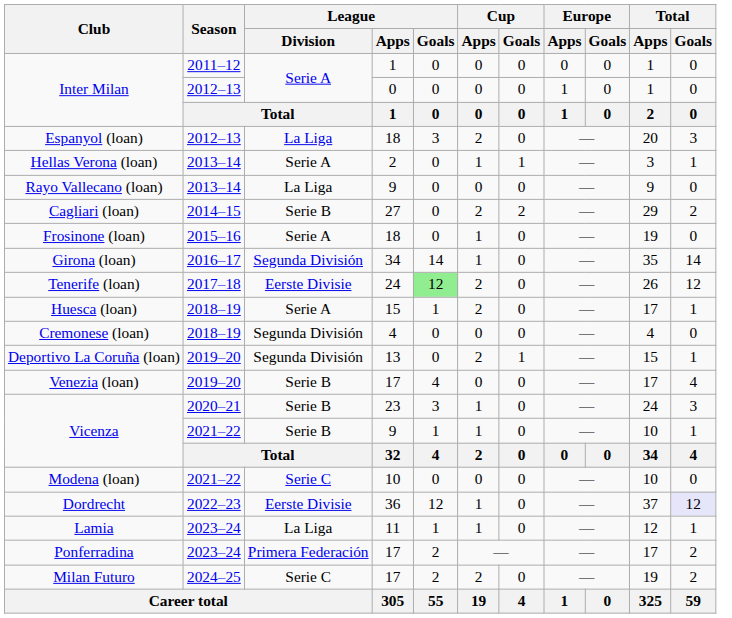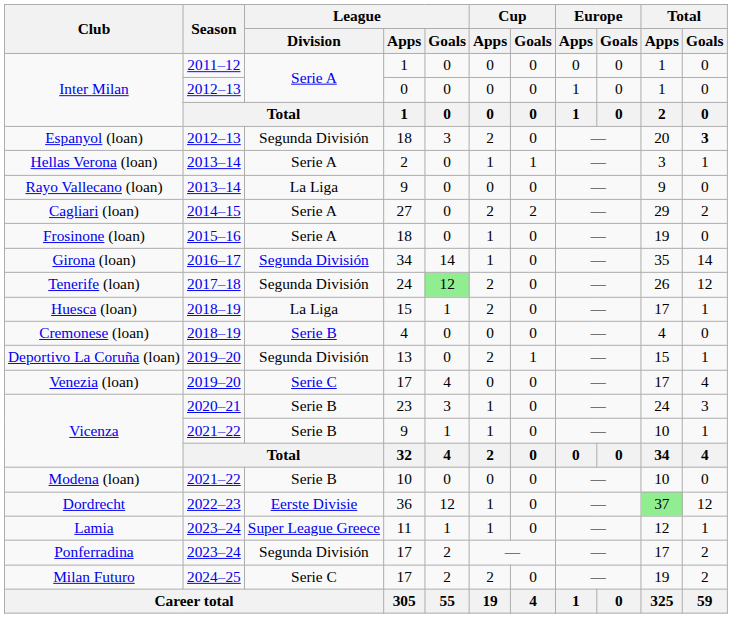(308, 138) La Liga -> (314, 138) Segunda División
(693, 138) normal -> (705, 138) bold
(308, 211) Serie B -> (314, 211) Serie A
(308, 284) Eerste Divisie -> (314, 284) Segunda División
(308, 308) Serie A -> (314, 308) La Liga
(308, 333) Segunda División -> (314, 333) Serie B
(308, 382) Serie B -> (314, 382) Serie C
(308, 479) Serie C -> (314, 479) Serie B
(650, 503) no background -> (662, 503) lightgreen background
(693, 503) lavender background -> (705, 503) no background
(308, 528) La Liga -> (314, 528) Super League Greece
(308, 552) Primera Federación -> (314, 552) Segunda División
